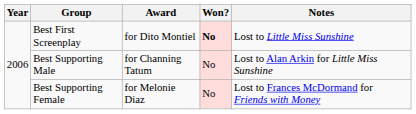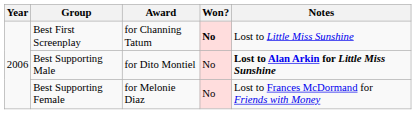(160, 36) for Dito Montiel -> (153, 36) for Channing Tatum
(153, 65) for Channing Tatum -> (160, 65) for Dito Montiel
(306, 65) normal -> (310, 65) bold
